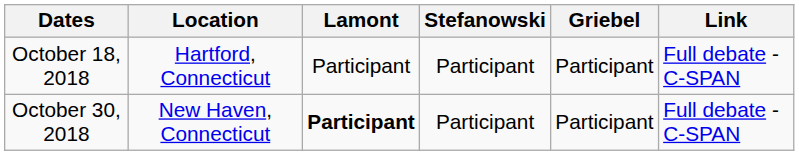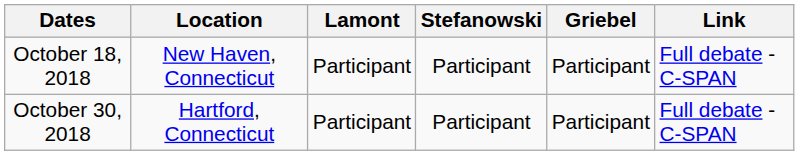(215, 65) Hartford, Connecticut -> (219, 65) New Haven, Connecticut
(215, 122) New Haven, Connecticut -> (219, 122) Hartford, Connecticut
(361, 122) bold -> (362, 122) normal
